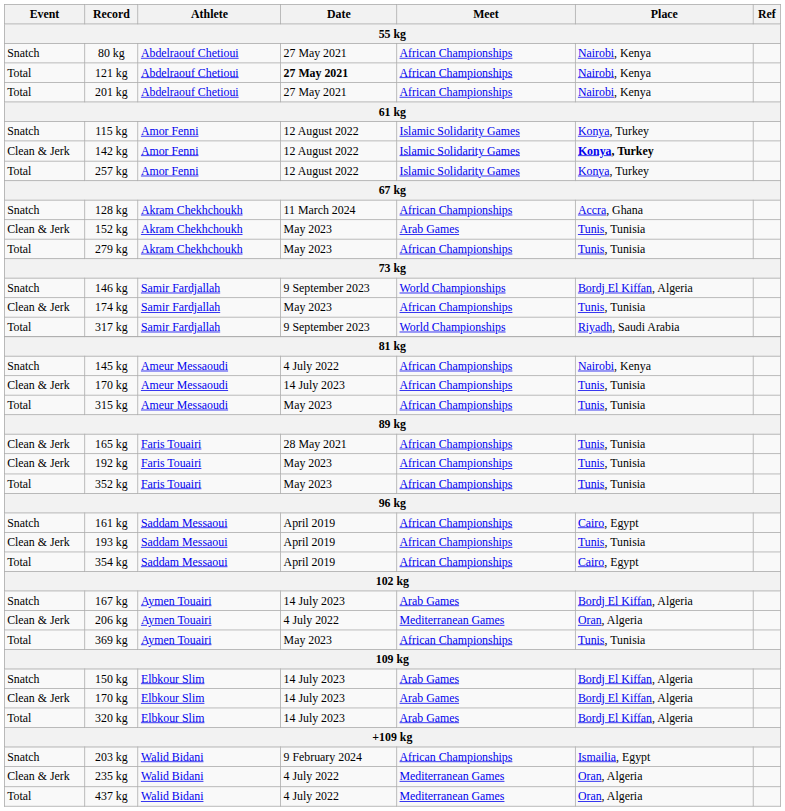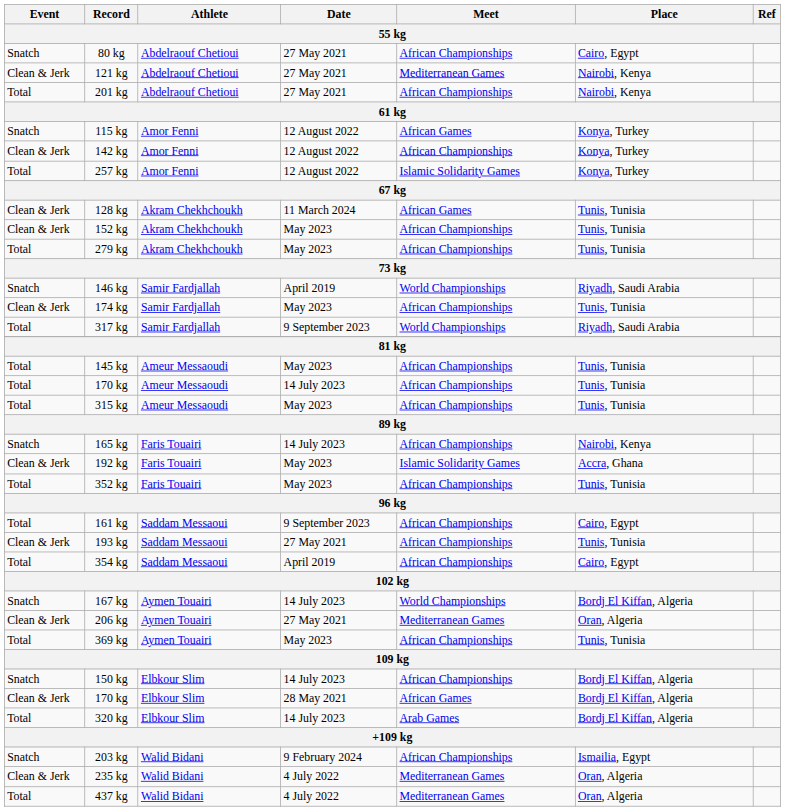(614, 53) Nairobi, Kenya -> (608, 53) Cairo, Egypt
(19, 73) Total -> (38, 73) Clean & Jerk
(316, 73) bold -> (315, 73) normal
(456, 73) African Championships -> (452, 73) Mediterranean Games
(460, 131) Islamic Solidarity Games -> (436, 131) African Games
(460, 151) Islamic Solidarity Games -> (456, 151) African Championships
(616, 151) bold -> (613, 151) normal
(23, 209) Snatch -> (38, 209) Clean & Jerk
(456, 209) African Championships -> (436, 209) African Games
(610, 209) Accra, Ghana -> (612, 209) Tunis, Tunisia
(429, 229) Arab Games -> (456, 229) African Championships
(327, 288) 9 September 2023 -> (309, 288) April 2019
(635, 288) Bordj El Kiffan, Algeria -> (629, 288) Riyadh, Saudi Arabia
(23, 366) Snatch -> (19, 366) Total
(311, 366) 4 July 2022 -> (308, 366) May 2023
(614, 366) Nairobi, Kenya -> (612, 366) Tunis, Tunisia
(38, 385) Clean & Jerk -> (19, 385) Total
(38, 444) Clean & Jerk -> (23, 444) Snatch
(315, 444) 28 May 2021 -> (314, 444) 14 July 2023
(612, 444) Tunis, Tunisia -> (614, 444) Nairobi, Kenya
(456, 464) African Championships -> (460, 464) Islamic Solidarity Games
(612, 464) Tunis, Tunisia -> (610, 464) Accra, Ghana
(23, 522) Snatch -> (19, 522) Total
(309, 522) April 2019 -> (327, 522) 9 September 2023
(309, 542) April 2019 -> (315, 542) 27 May 2021
(429, 600) Arab Games -> (453, 600) World Championships
(311, 620) 4 July 2022 -> (315, 620) 27 May 2021
(429, 679) Arab Games -> (456, 679) African Championships
(314, 698) 14 July 2023 -> (315, 698) 28 May 2021
(429, 698) Arab Games -> (436, 698) African Games
